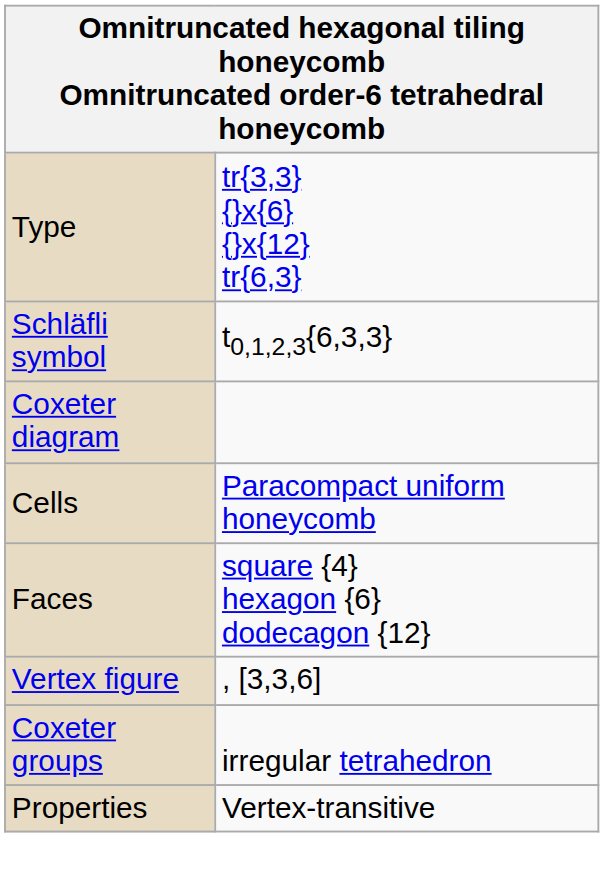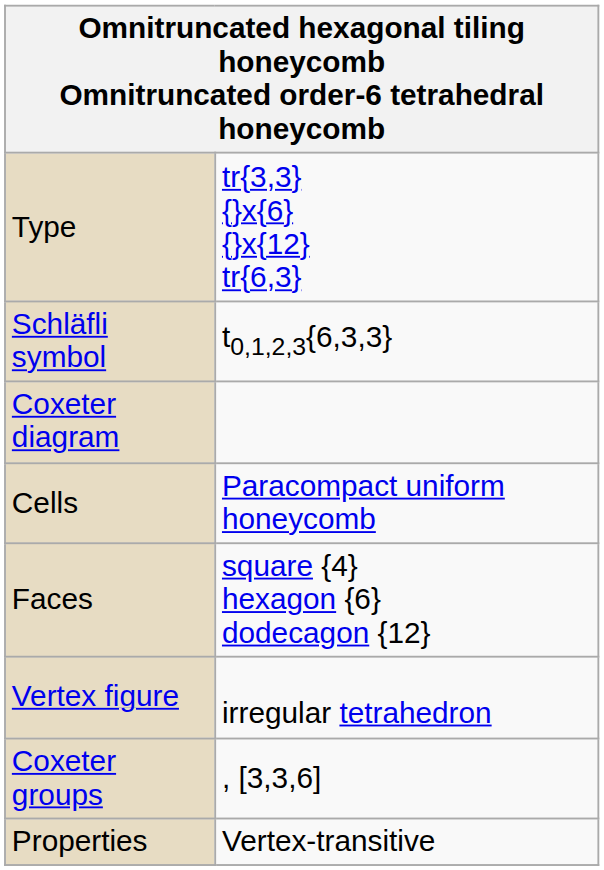(272, 680) , [3,3,6] -> (357, 713) irregular tetrahedron
(357, 761) irregular tetrahedron -> (272, 777) , [3,3,6]
